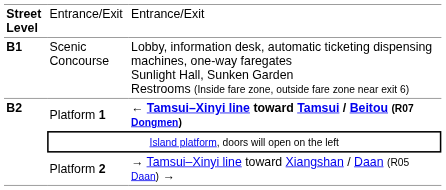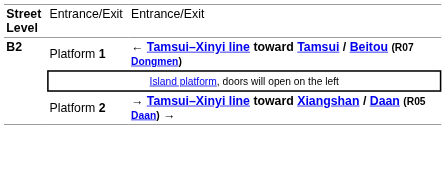- row: (79, 54)
(270, 168) normal -> (278, 108) bold
